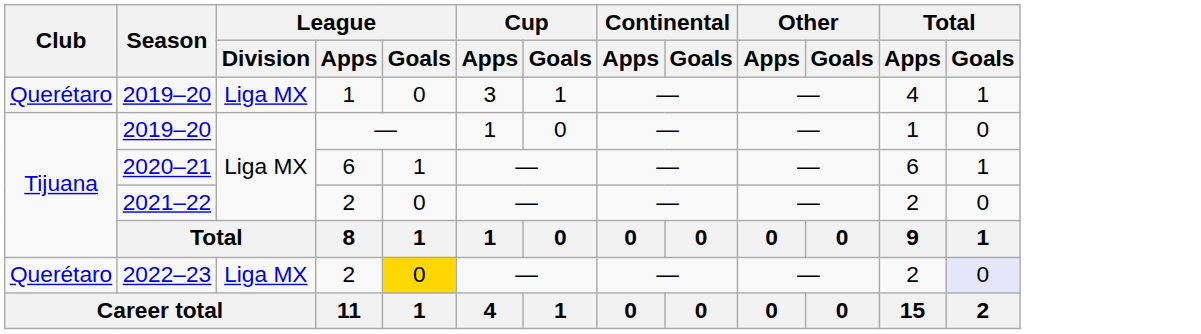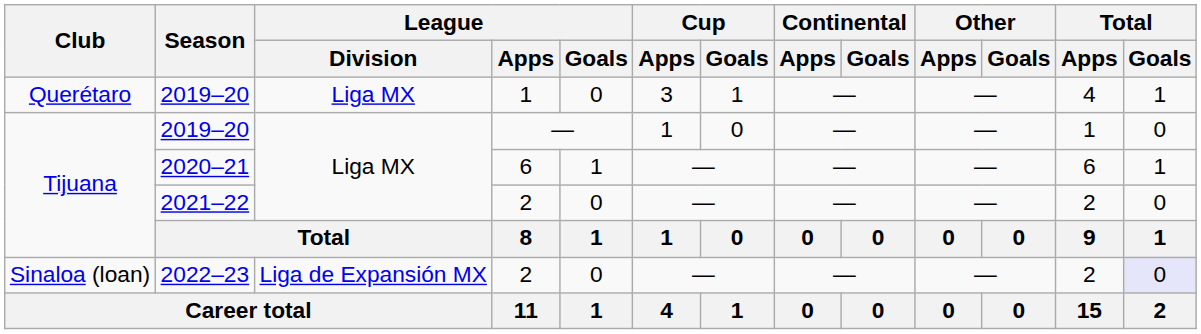(61, 274) Querétaro -> (80, 274) Sinaloa (loan)
(266, 274) Liga MX -> (373, 274) Liga de Expansión MX
(419, 274) gold background -> (596, 274) no background
